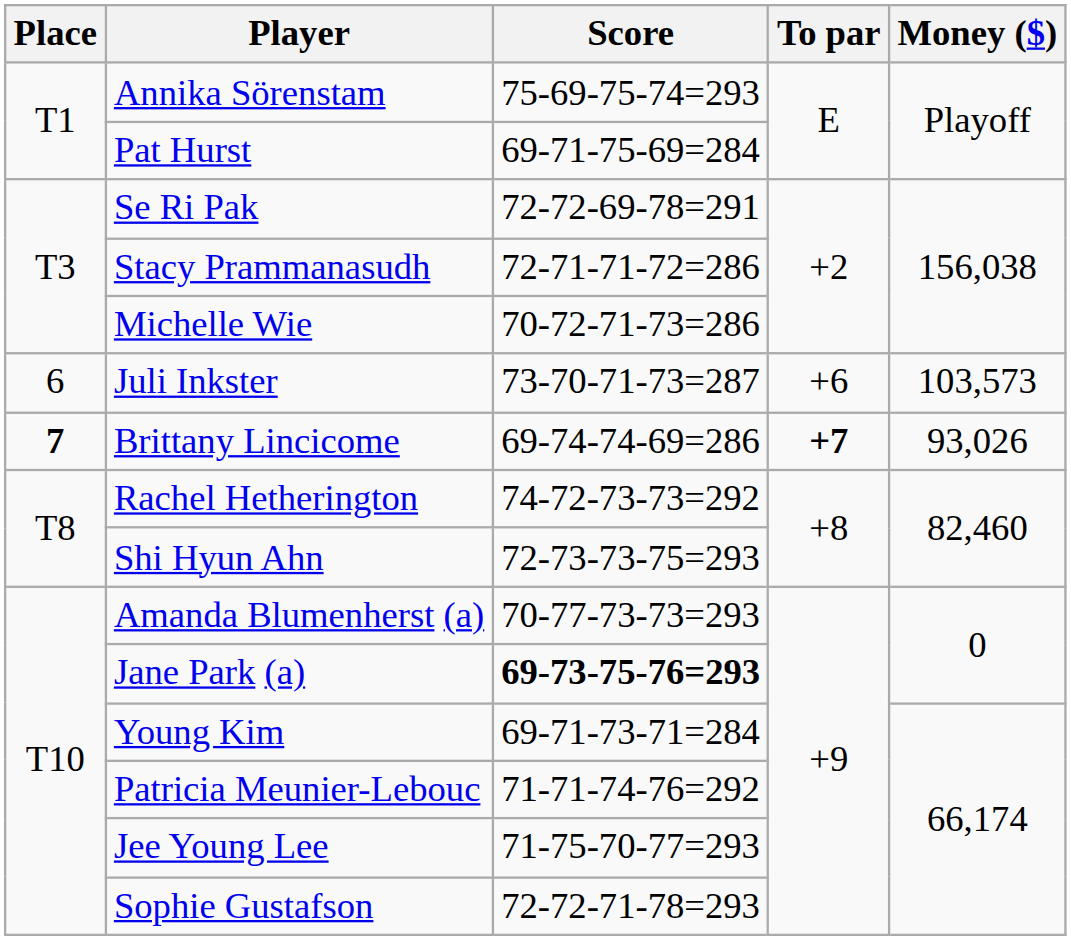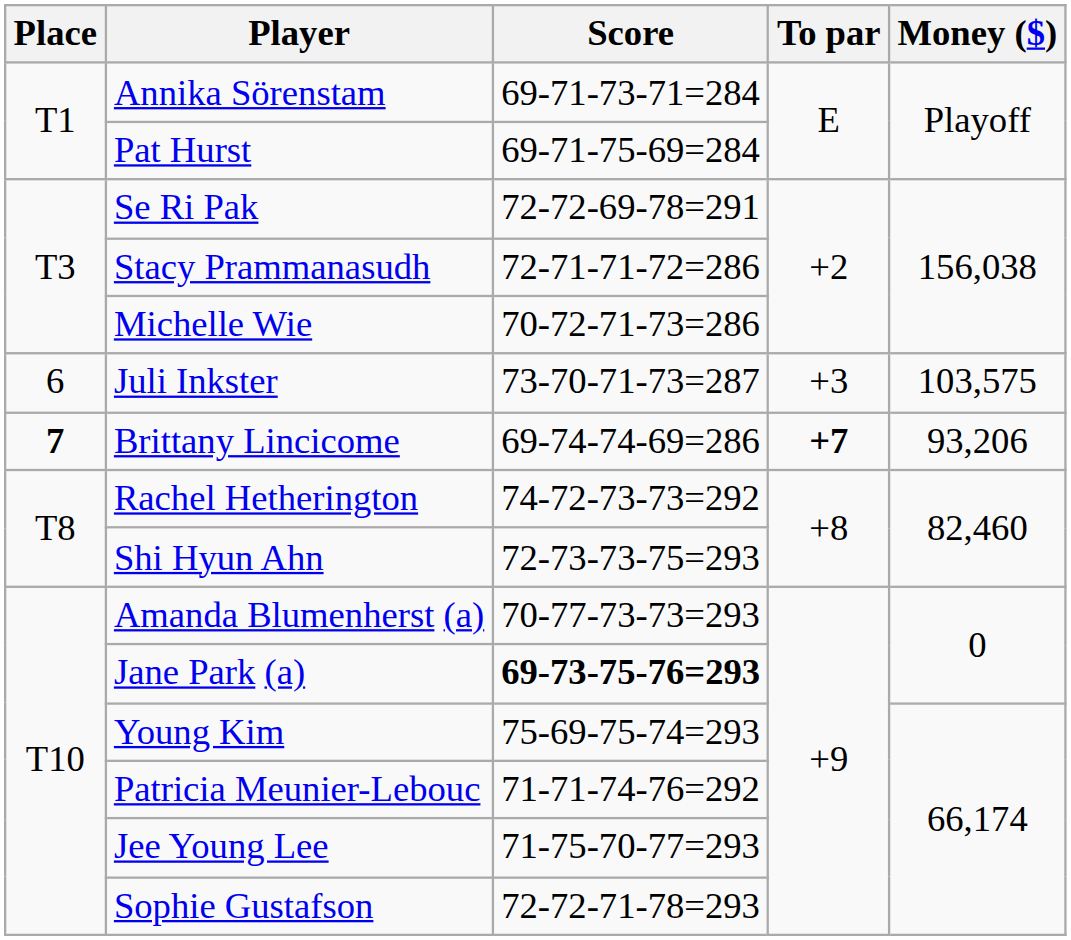(631, 91) 75-69-75-74=293 -> (631, 91) 69-71-73-71=284
(829, 382) +6 -> (829, 382) +3
(977, 382) 103,573 -> (977, 382) 103,575
(977, 440) 93,026 -> (977, 440) 93,206
(631, 730) 69-71-73-71=284 -> (631, 730) 75-69-75-74=293
